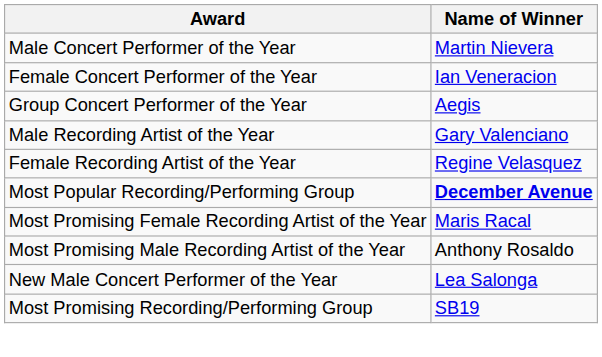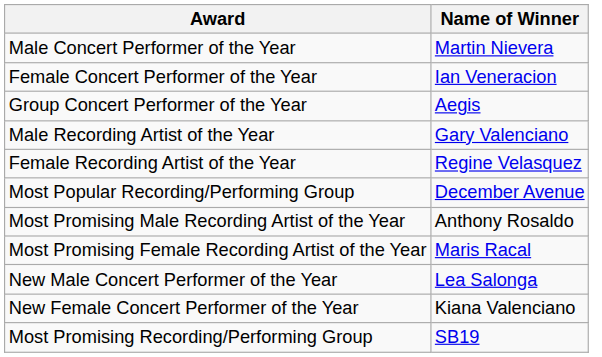(514, 192) bold -> (510, 192) normal
rows swapped: (207, 250) <-> (218, 221)
+ row: (184, 308)
